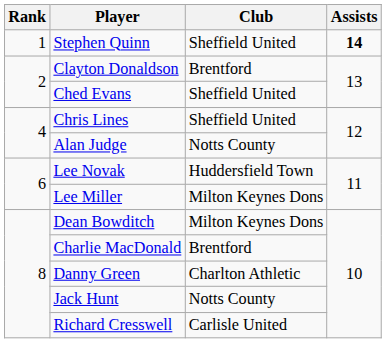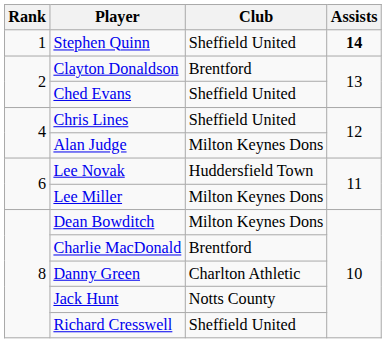(232, 145) Notts County -> (256, 145) Milton Keynes Dons
(238, 324) Carlisle United -> (242, 324) Sheffield United
